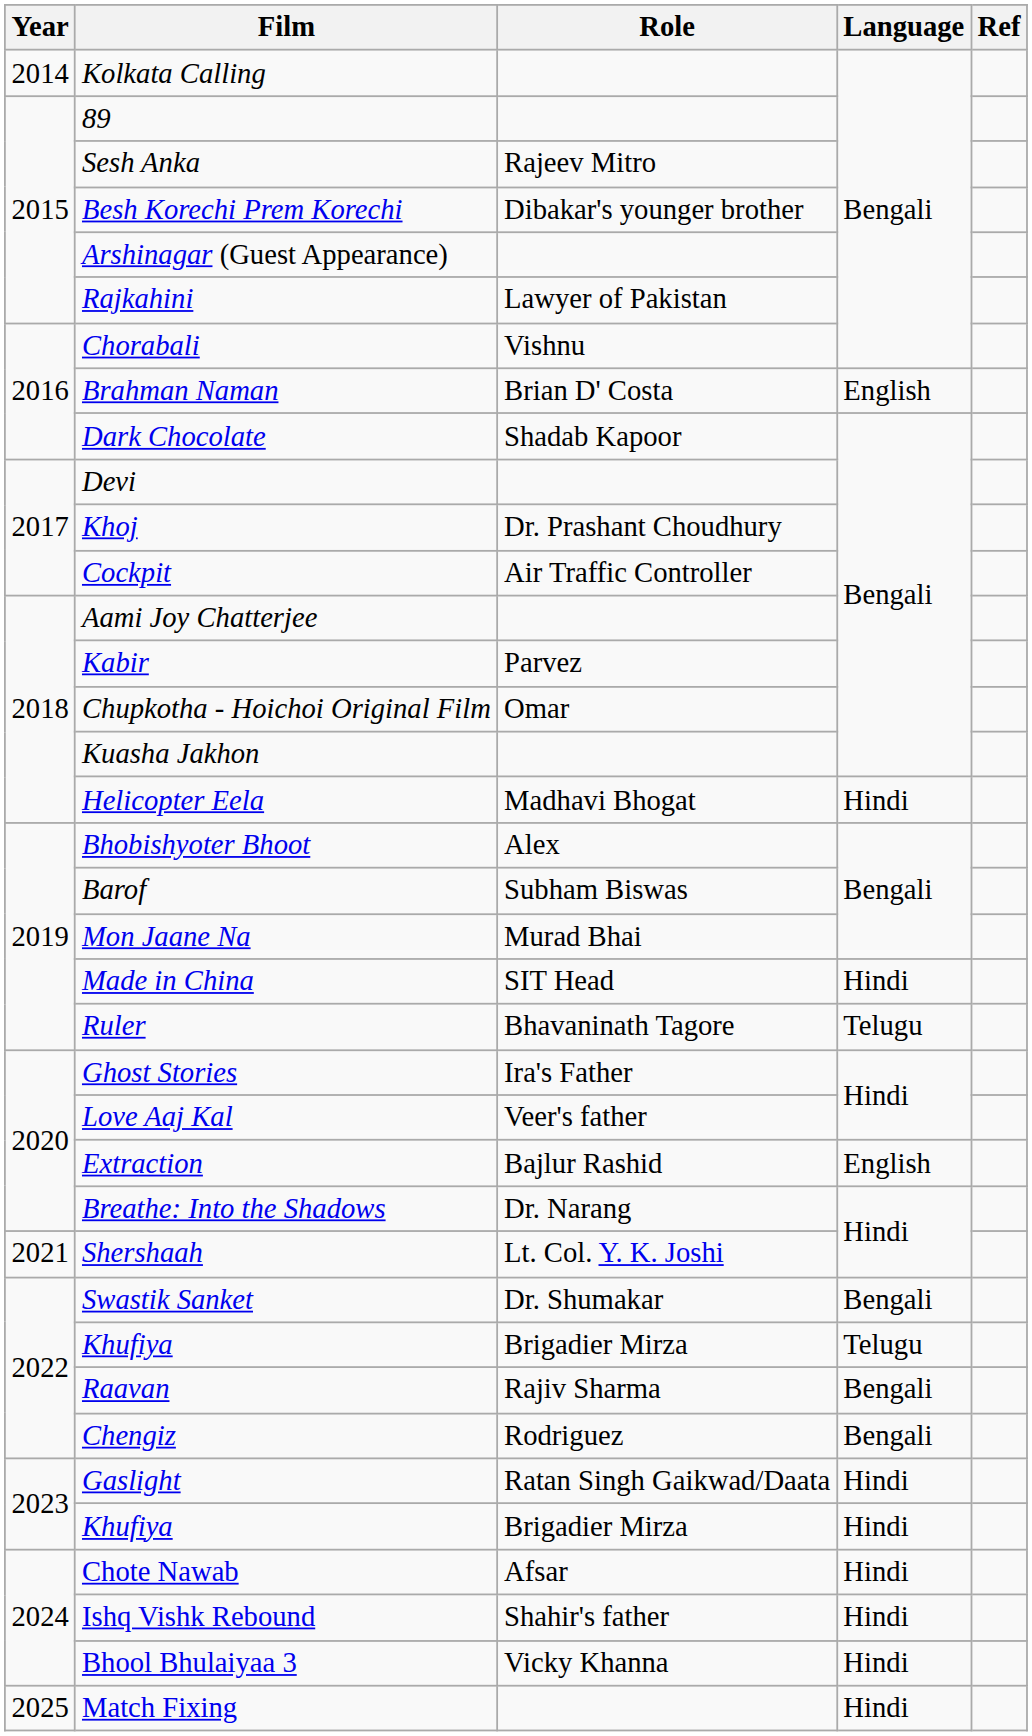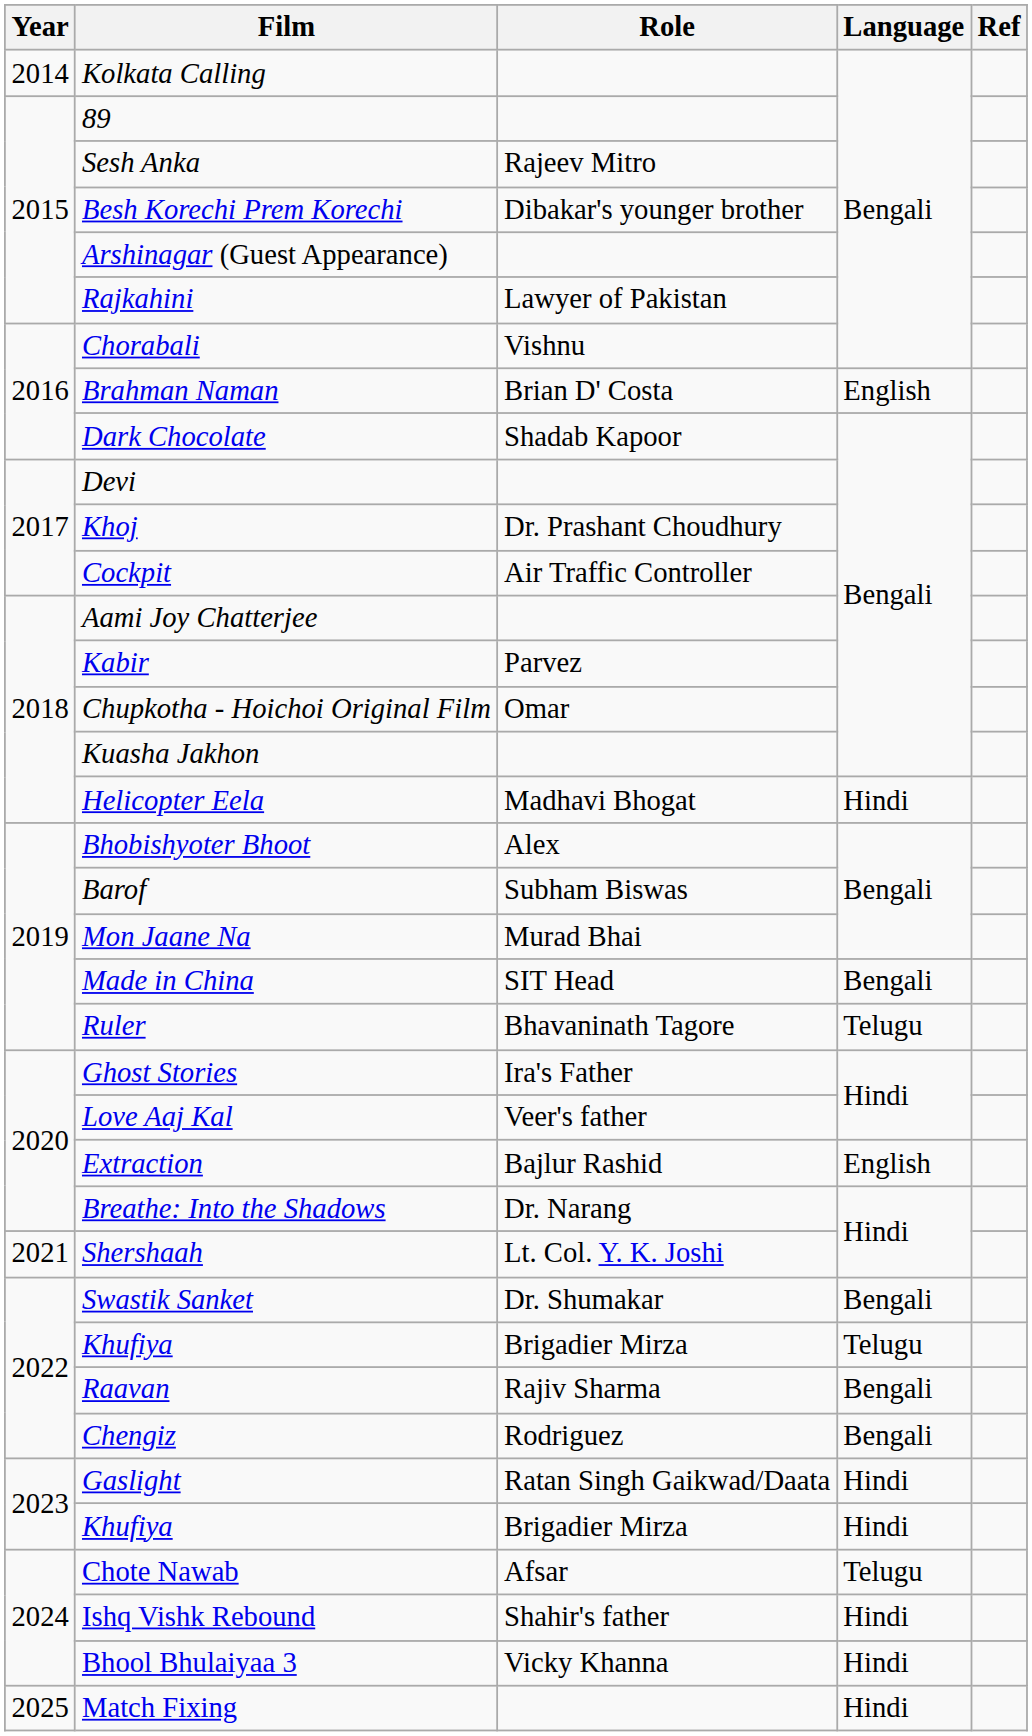(876, 981) Hindi -> (888, 981) Bengali
(876, 1571) Hindi -> (883, 1571) Telugu
